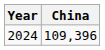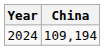(70, 35) 109,396 -> (70, 35) 109,194
